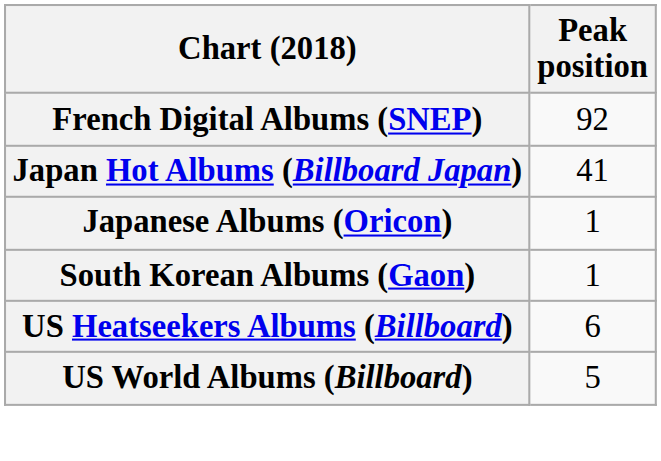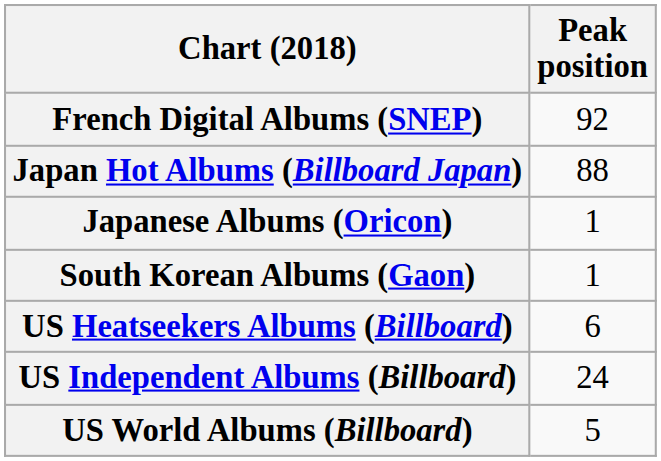(593, 170) 41 -> (593, 170) 88
+ row: (267, 377)
